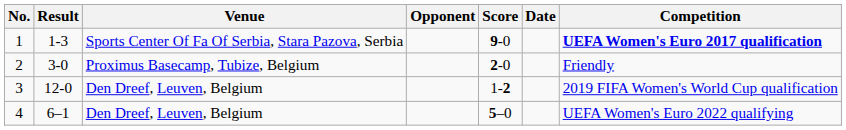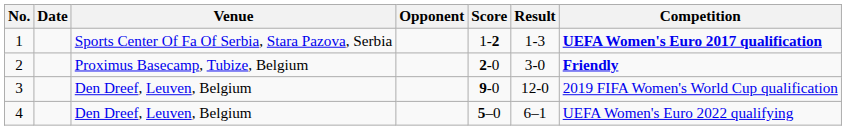columns swapped: (540, 16) <-> (58, 16)
(500, 40) 9-0 -> (489, 40) 1-2
(588, 64) normal -> (591, 64) bold
(500, 88) 1-2 -> (489, 88) 9-0
